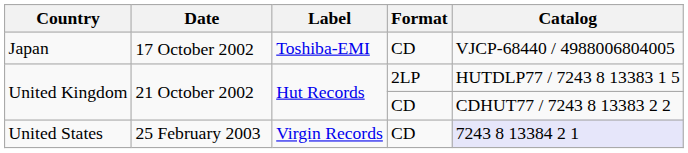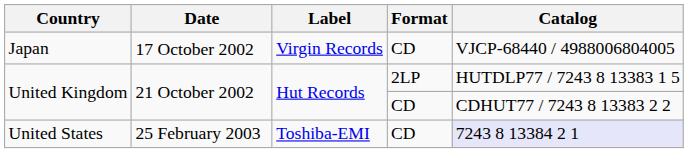(323, 48) Toshiba-EMI -> (330, 48) Virgin Records
(330, 133) Virgin Records -> (323, 133) Toshiba-EMI
